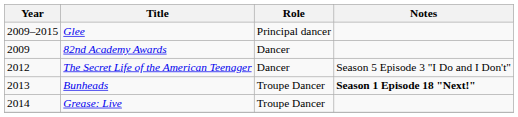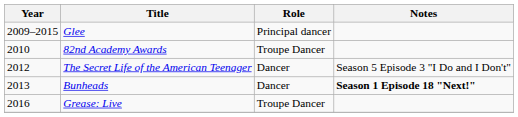(18, 49) 2009 -> (18, 49) 2010
(273, 49) Dancer -> (291, 49) Troupe Dancer
(291, 85) Troupe Dancer -> (273, 85) Dancer
(18, 103) 2014 -> (18, 103) 2016
